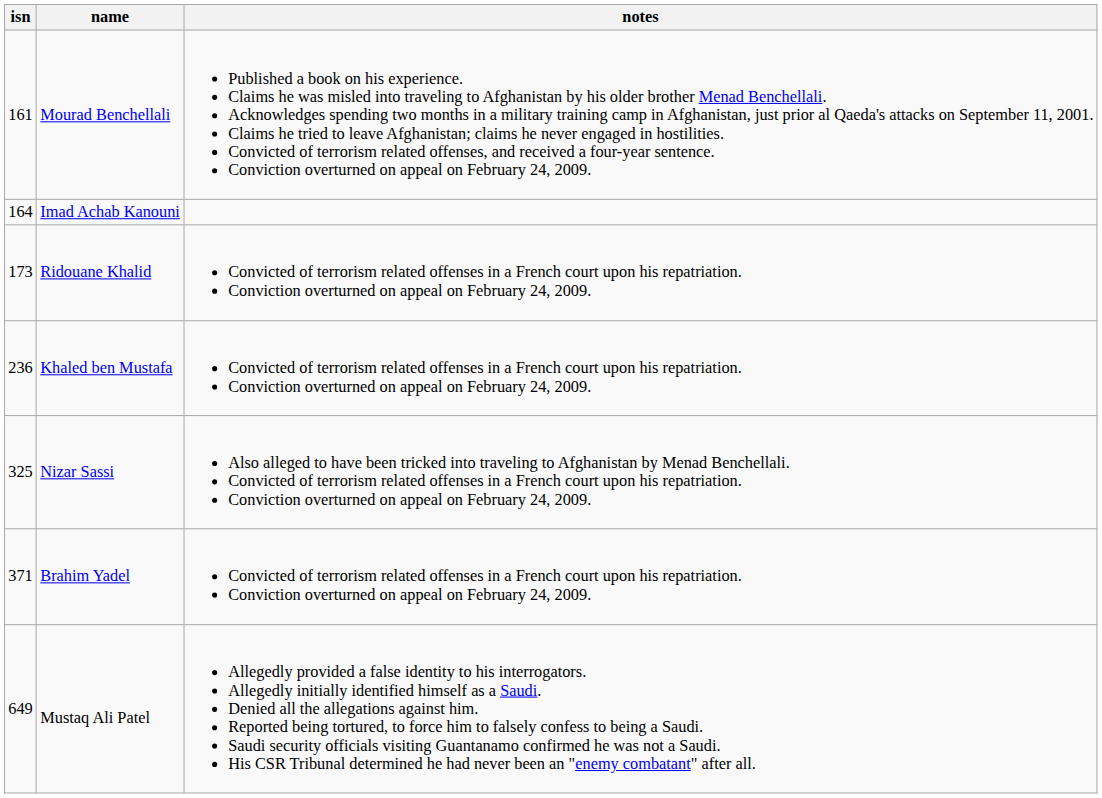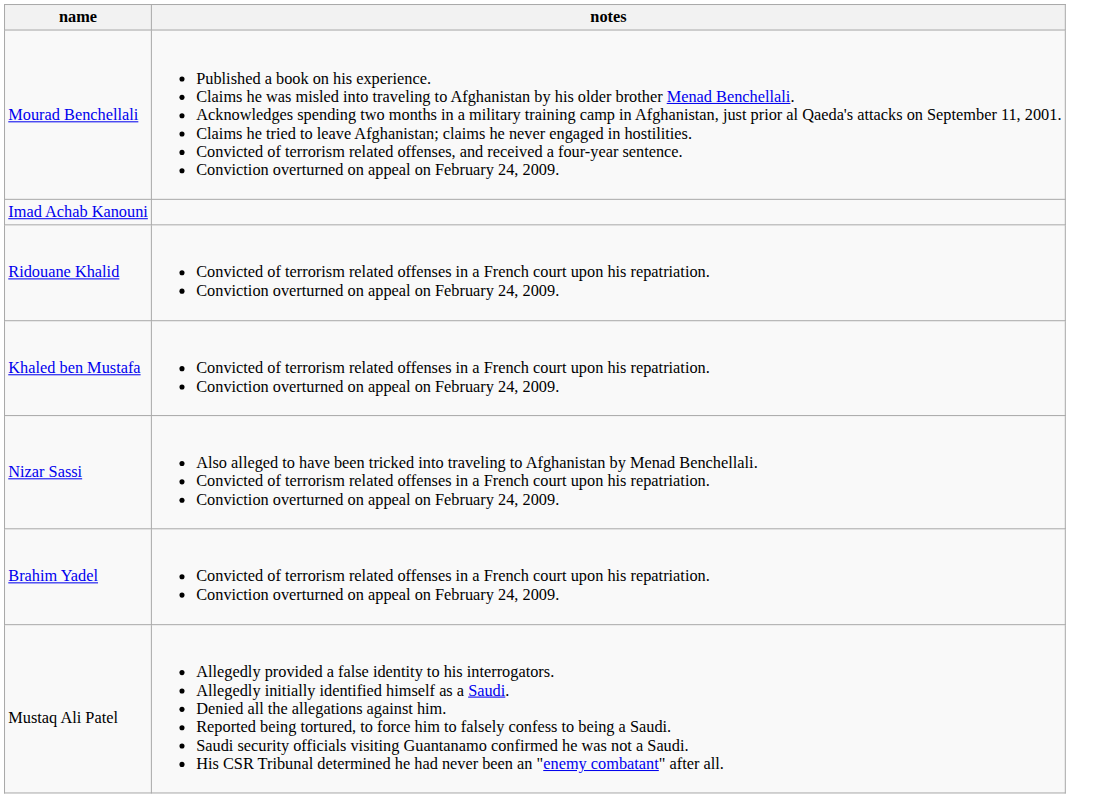- column: (21, 17)
